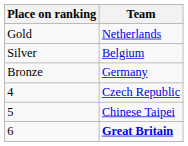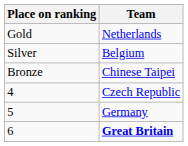(125, 72) Germany -> (138, 72) Chinese Taipei
(138, 111) Chinese Taipei -> (125, 111) Germany
